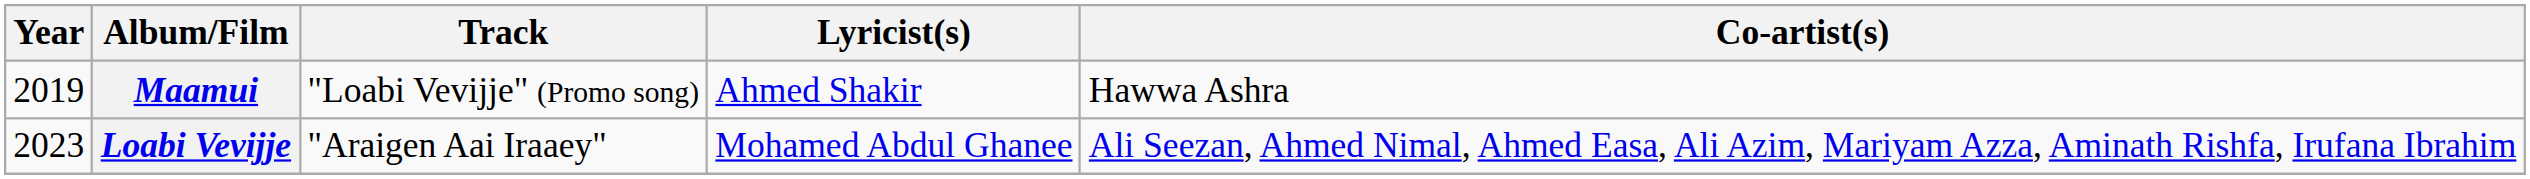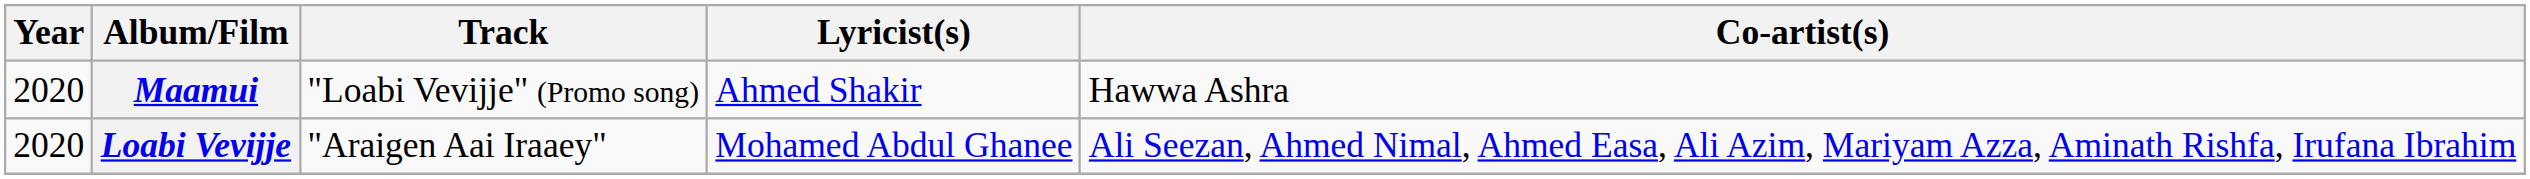(49, 88) 2019 -> (49, 88) 2020
(49, 145) 2023 -> (49, 145) 2020
